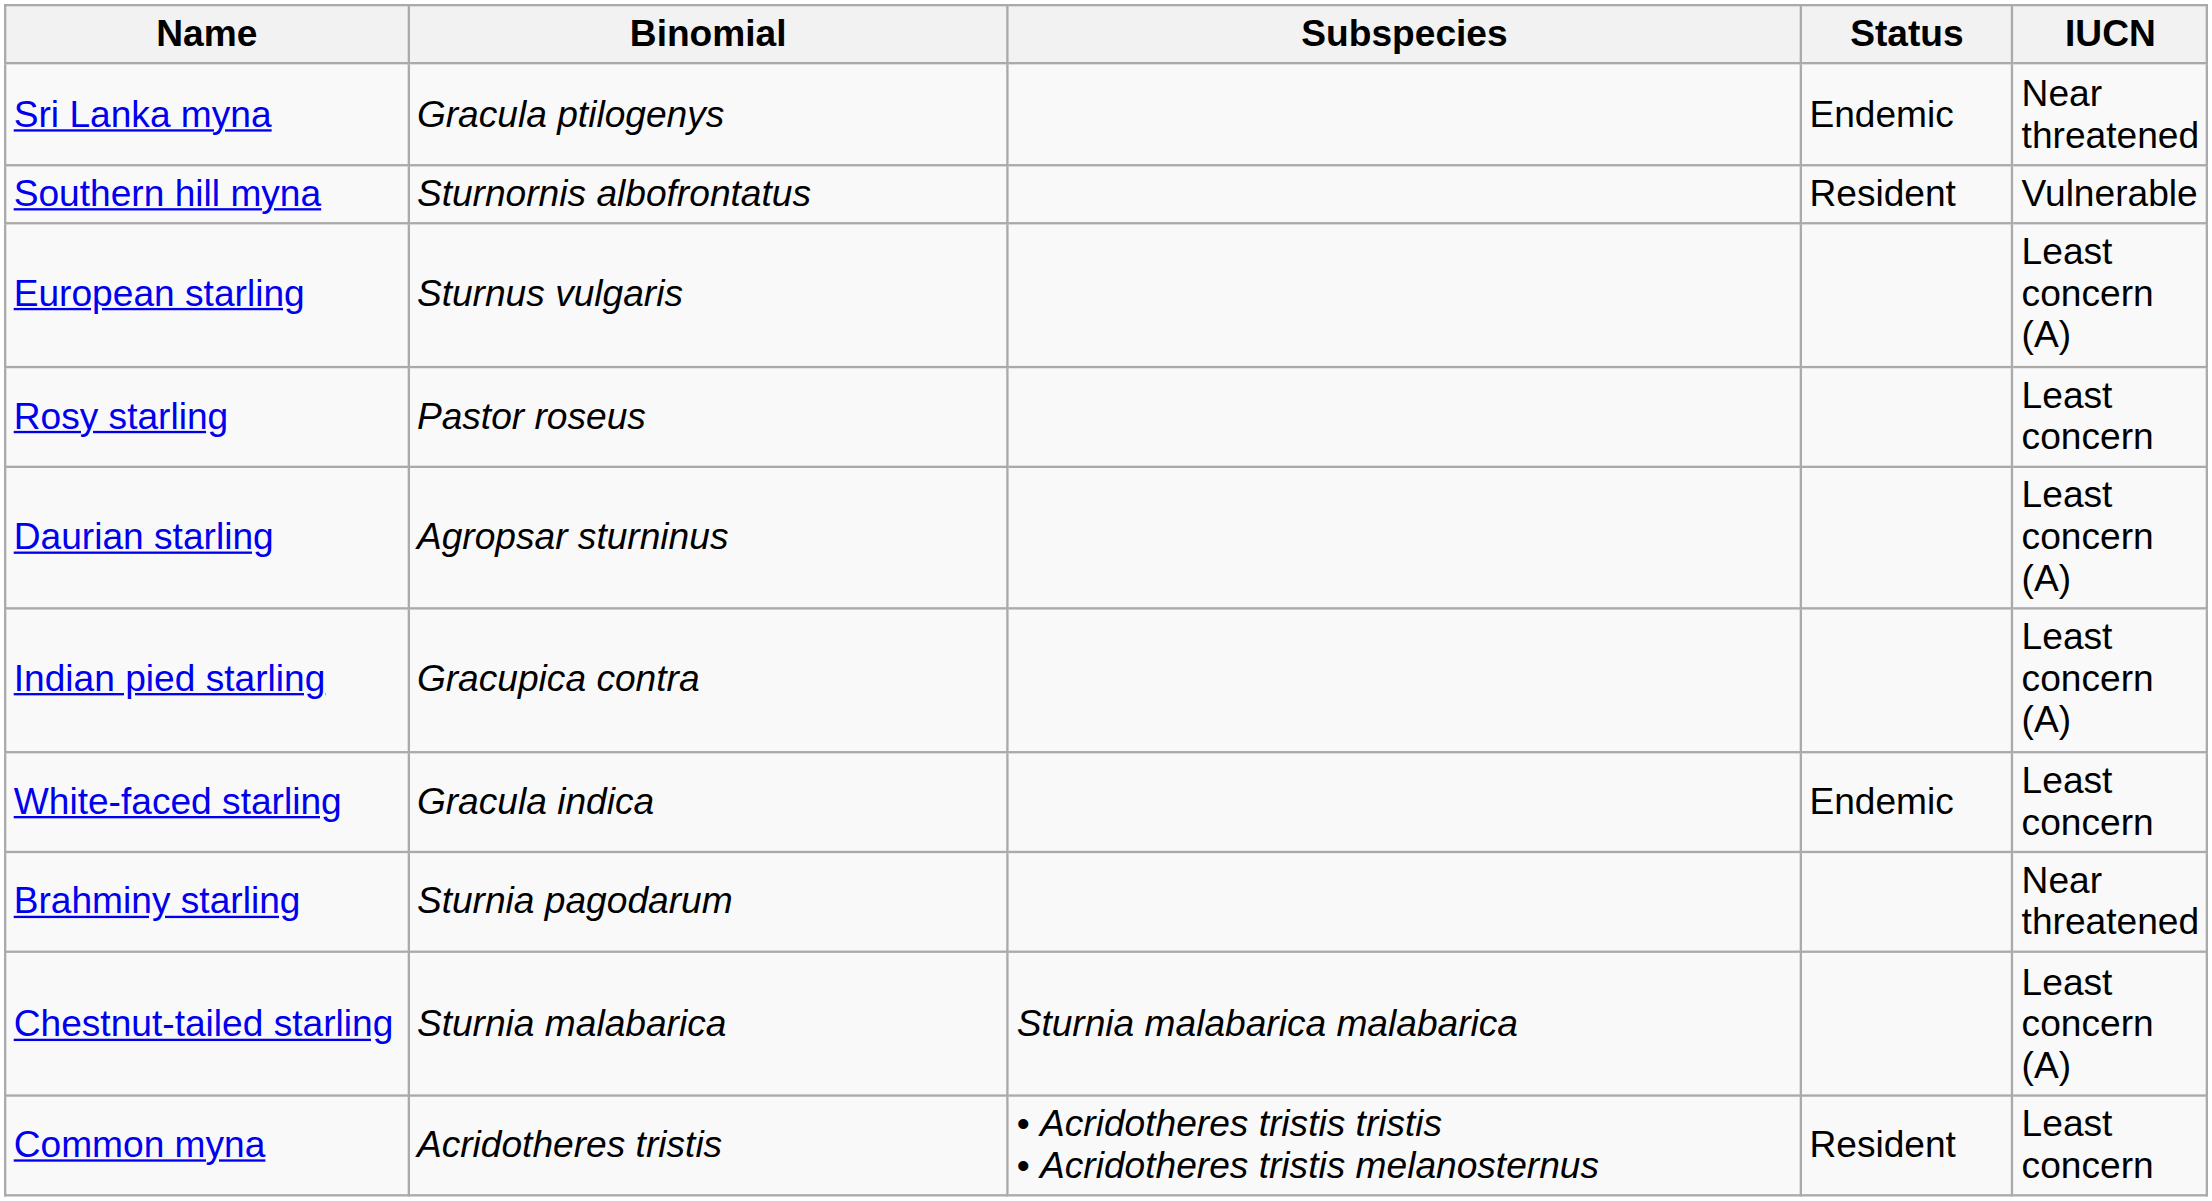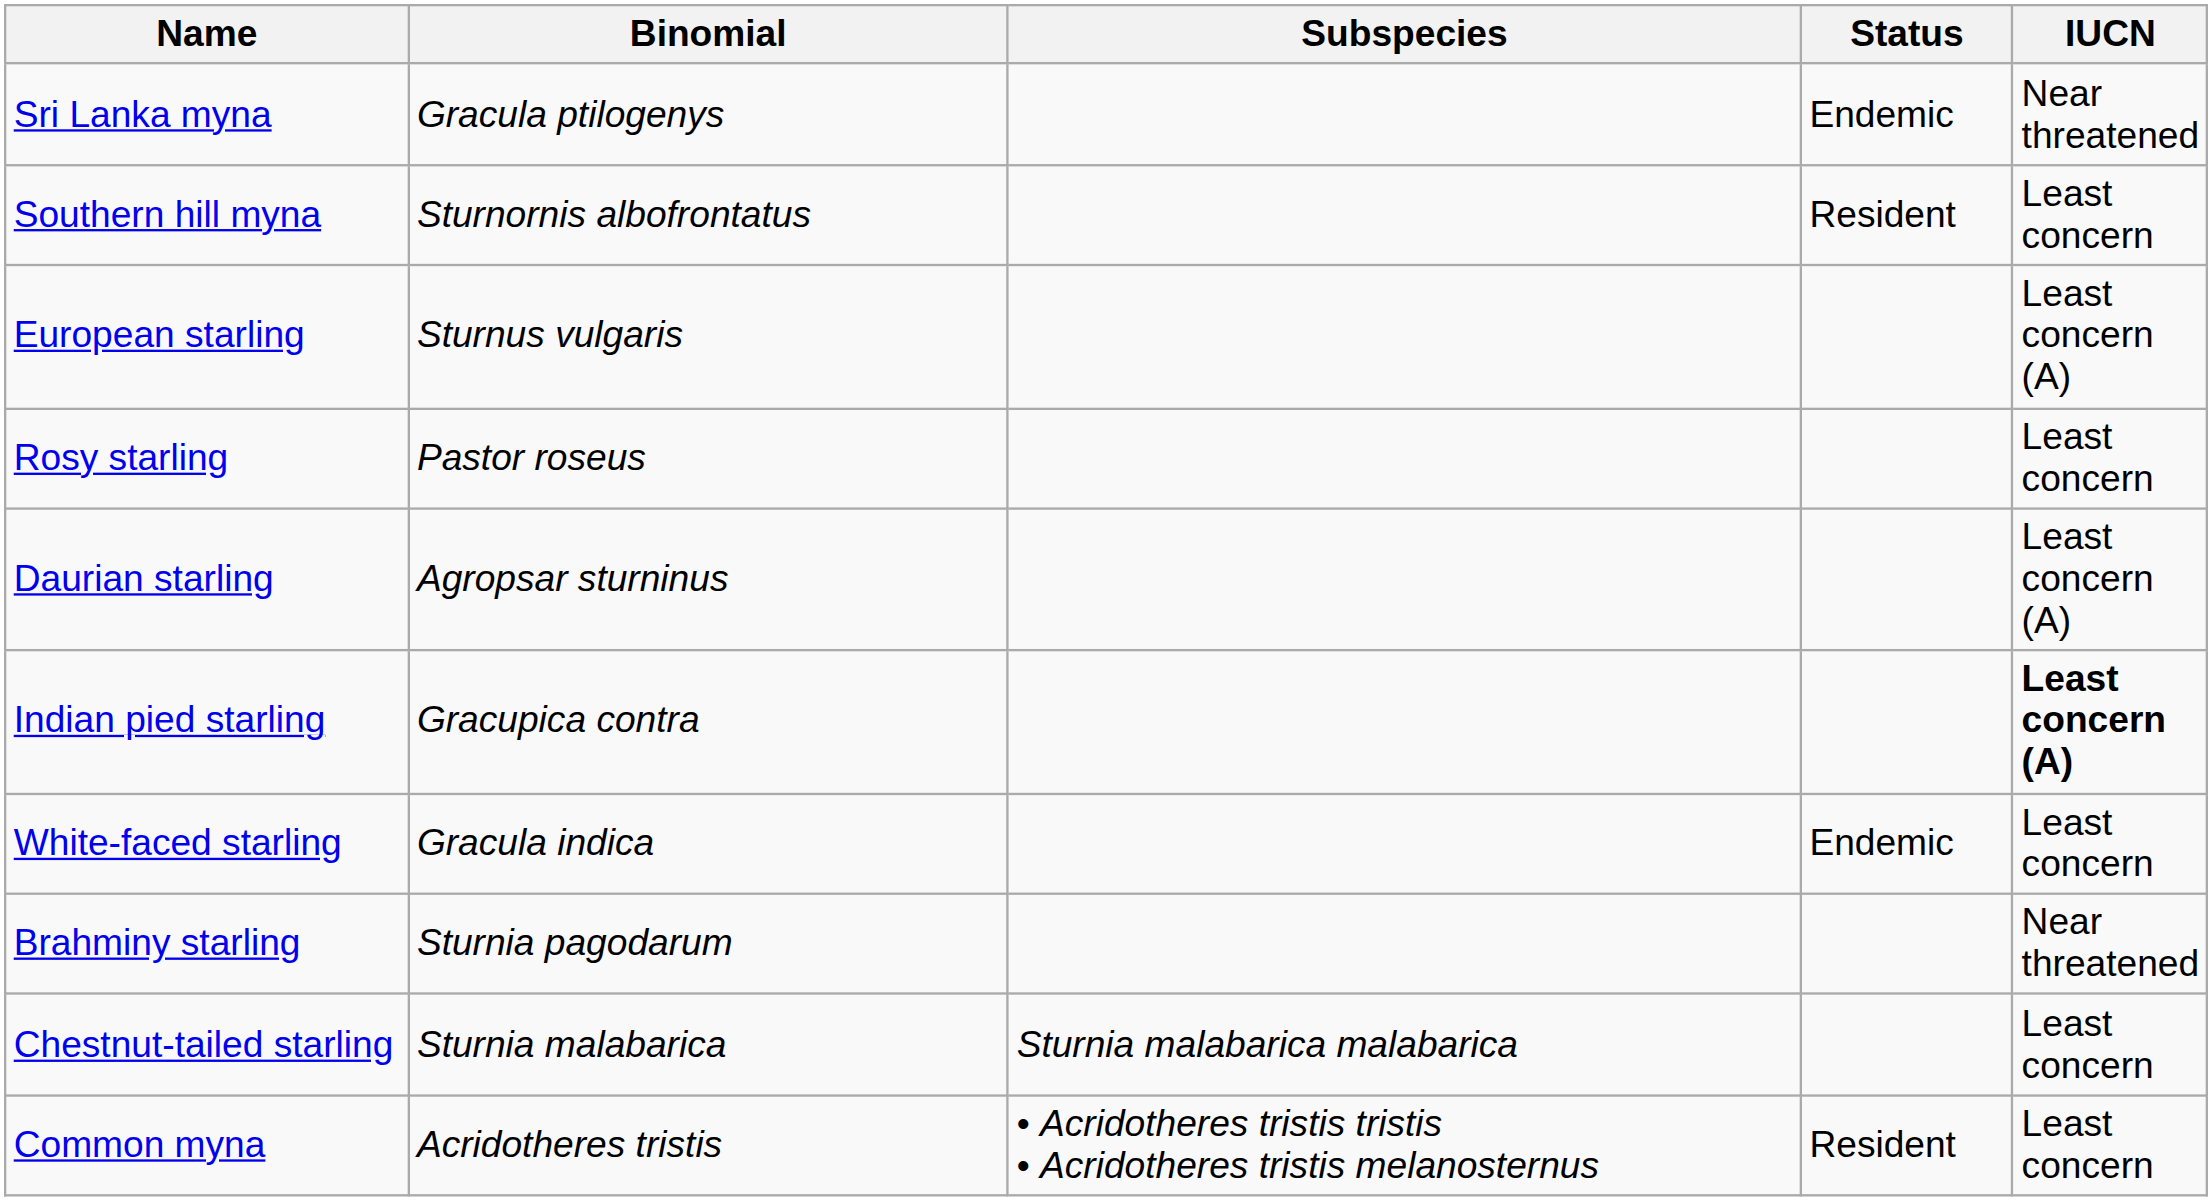(2110, 193) Vulnerable -> (2088, 214) Least concern
(2088, 679) normal -> (2094, 721) bold
(2088, 1023) Least concern (A) -> (2088, 1044) Least concern
